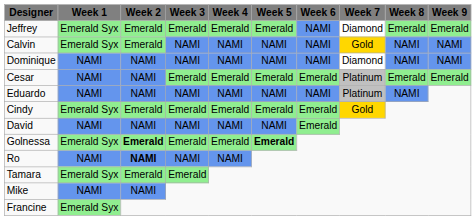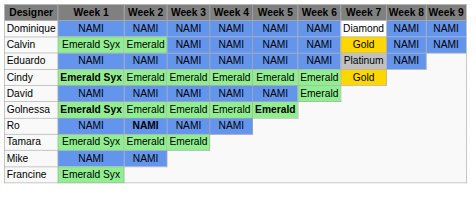- row: (22, 28)
rows swapped: (21, 45) <-> (31, 61)
- row: (20, 77)
(89, 110) normal -> (91, 77) bold
(89, 142) normal -> (91, 110) bold
(143, 142) bold -> (146, 110) normal
